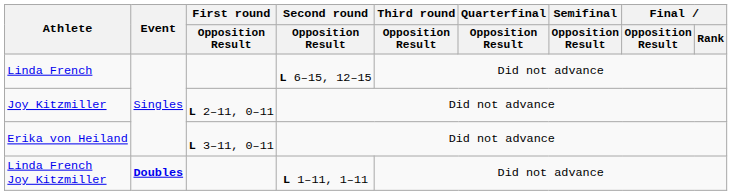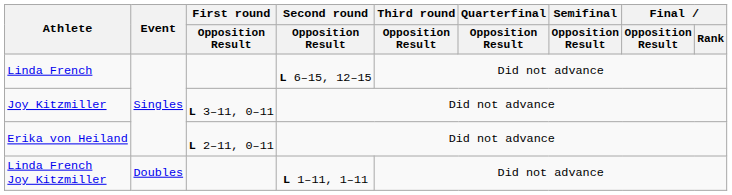(231, 112) L 2–11, 0–11 -> (231, 112) L 3–11, 0–11
(231, 146) L 3–11, 0–11 -> (231, 146) L 2–11, 0–11
(158, 173) bold -> (158, 173) normal
